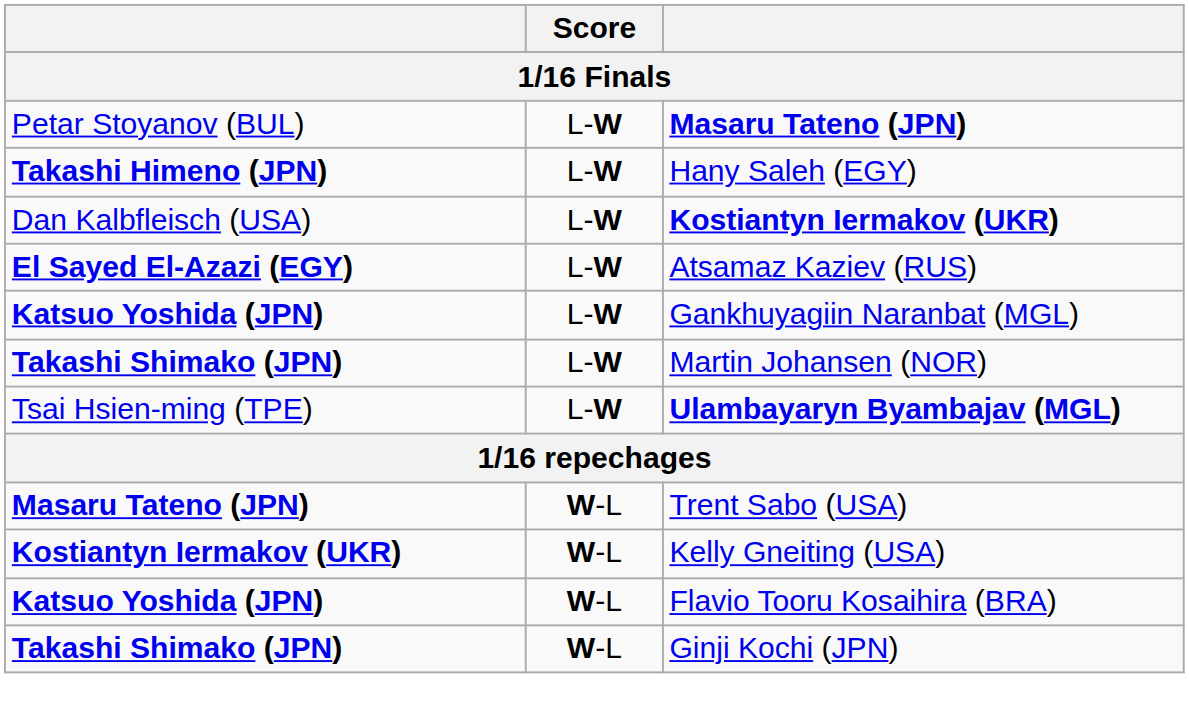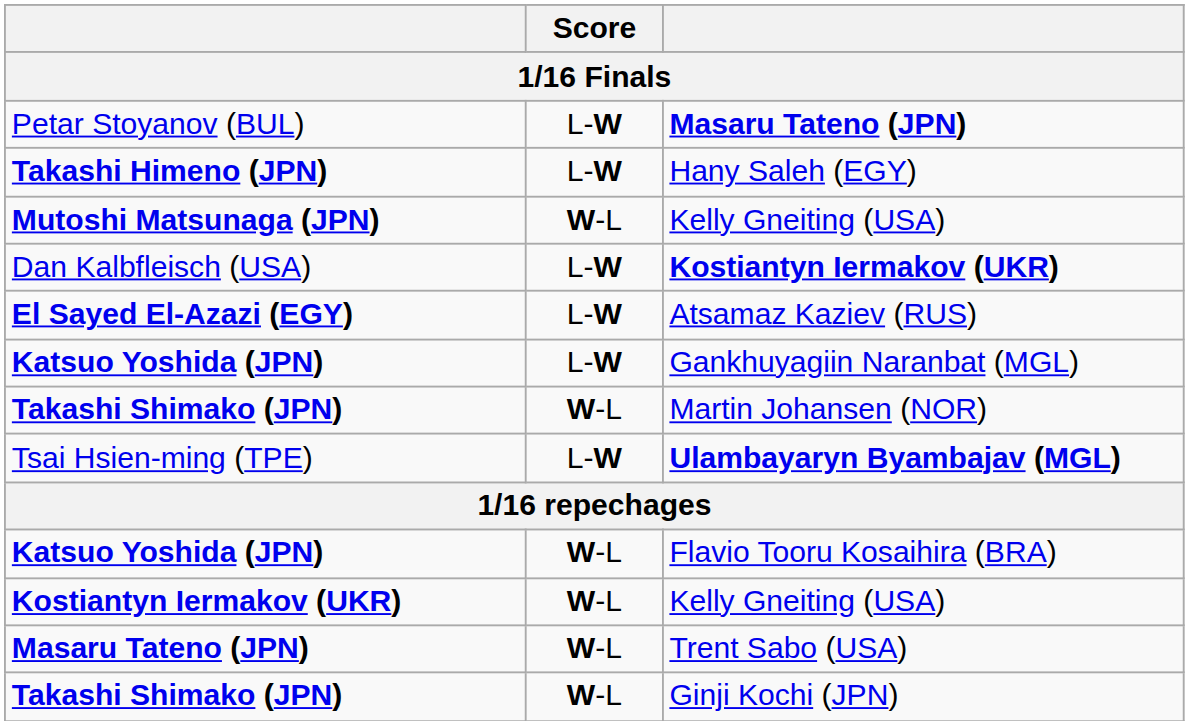+ row: (196, 219)
(594, 362) L-W -> (594, 409) W-L
rows swapped: (160, 505) <-> (168, 600)
